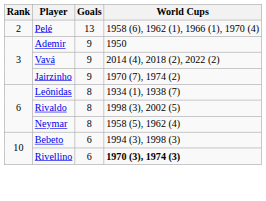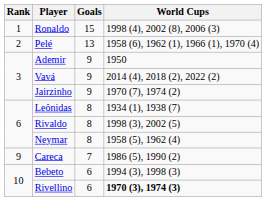+ row: (52, 28)
+ row: (49, 156)
